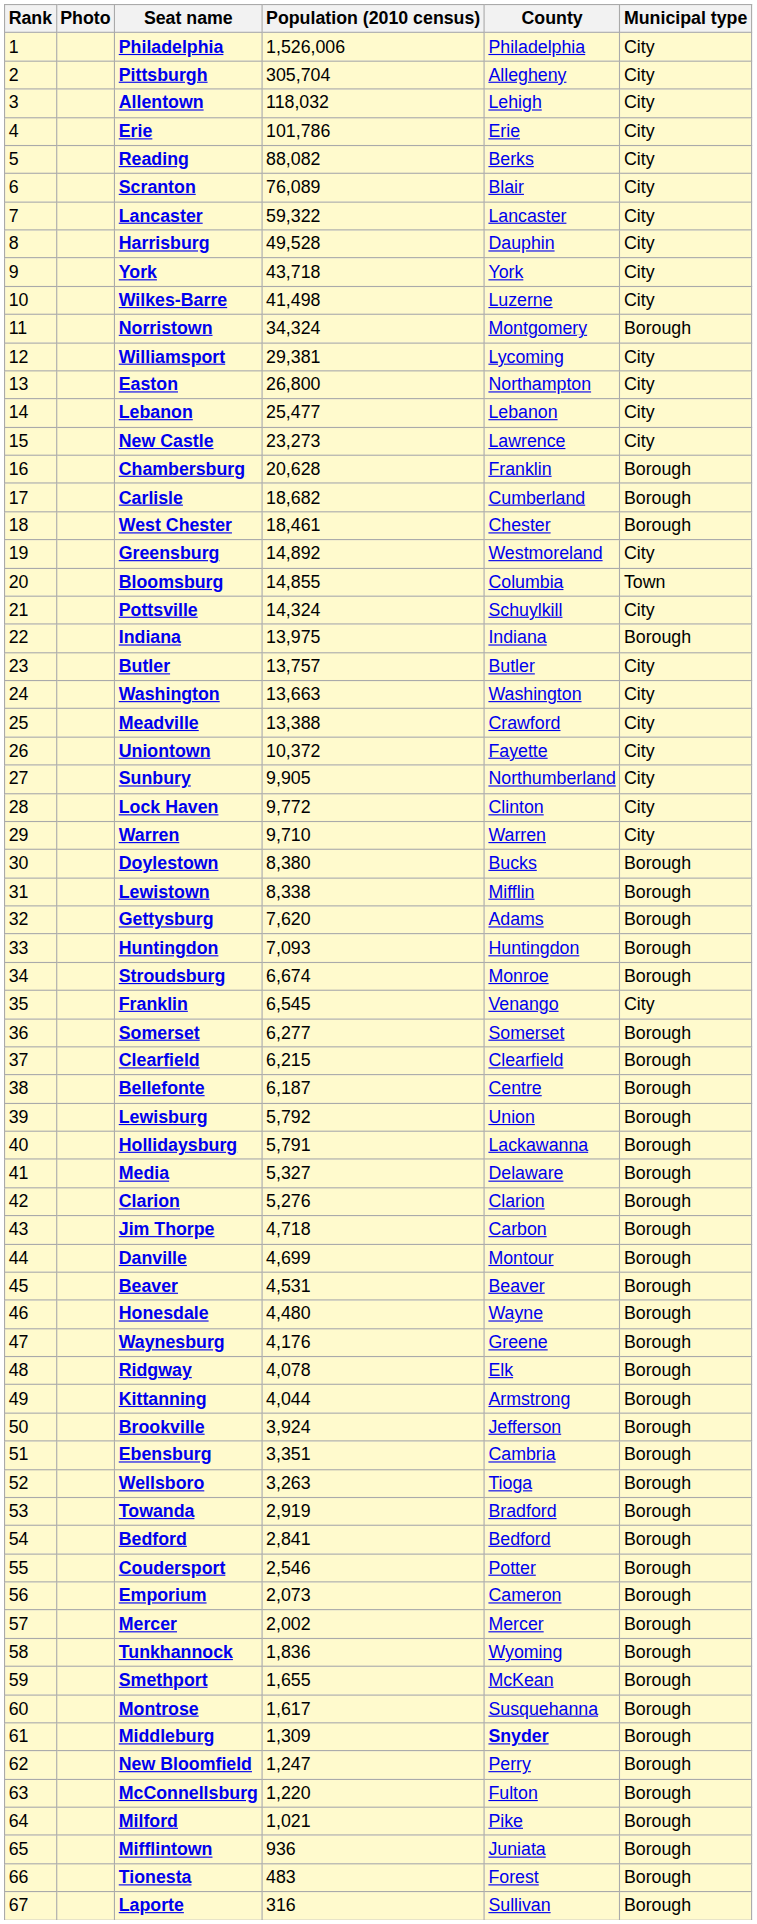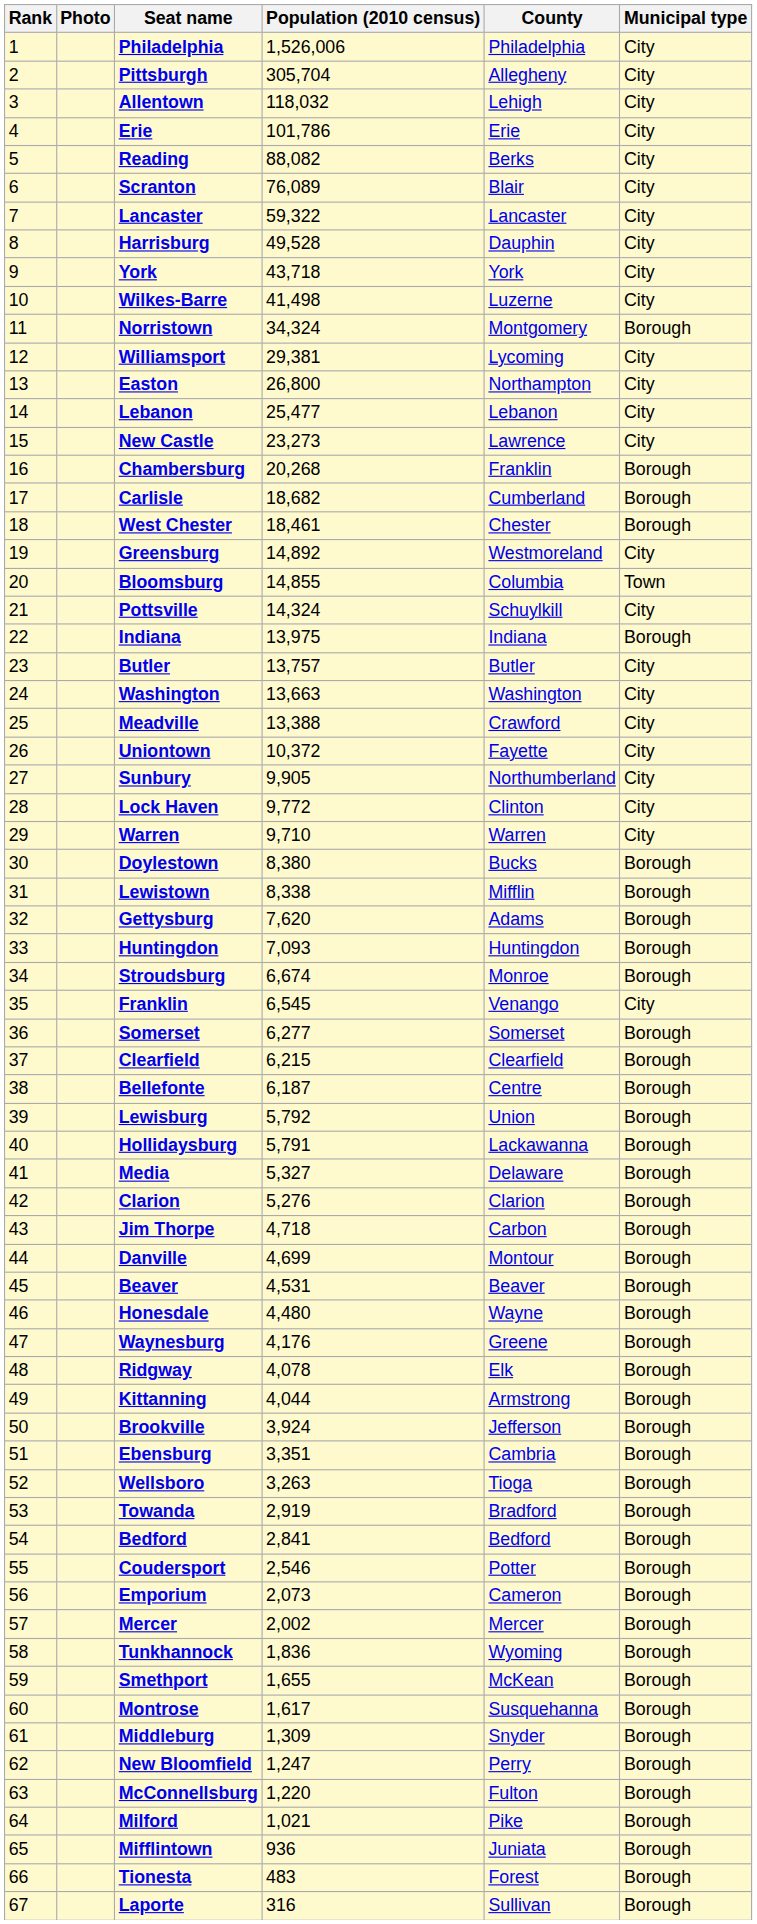(293, 469) 20,628 -> (293, 469) 20,268
(519, 1736) bold -> (517, 1736) normal
